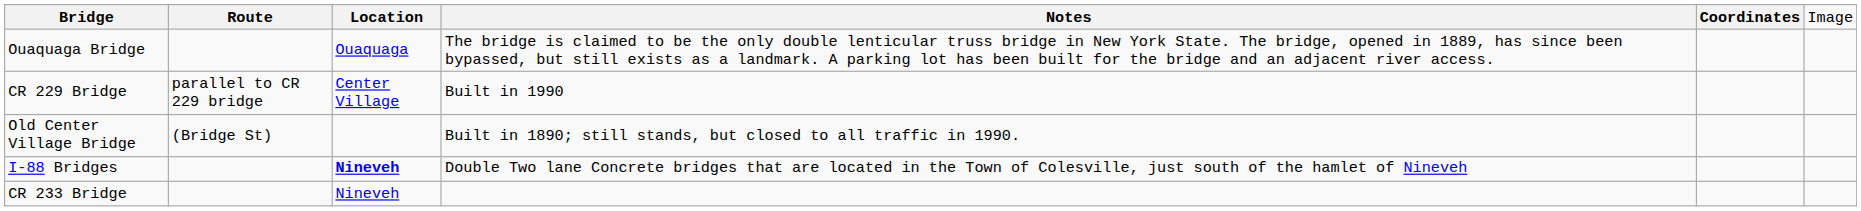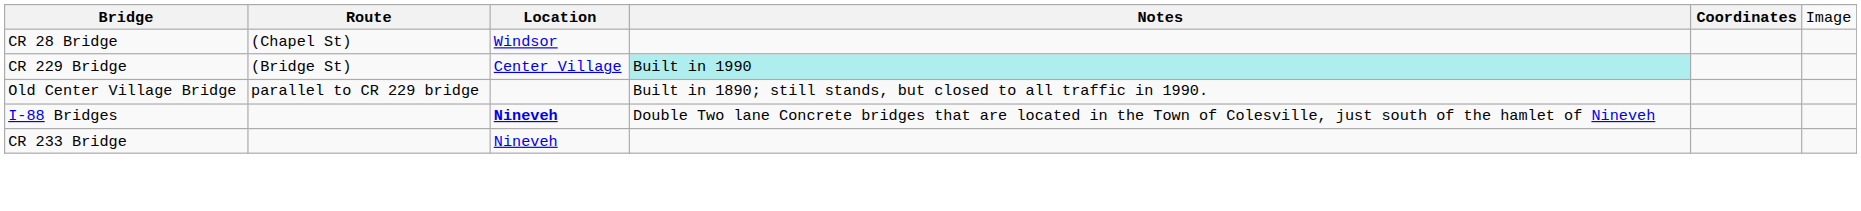+ row: (63, 42)
- row: (77, 51)
(236, 93) parallel to CR 229 bridge -> (301, 67) (Bridge St)
(504, 93) no background -> (692, 67) paleturquoise background
(222, 135) (Bridge St) -> (365, 91) parallel to CR 229 bridge
